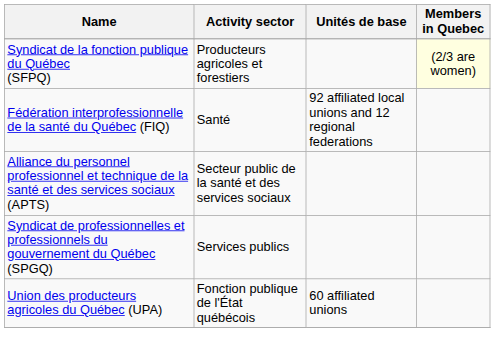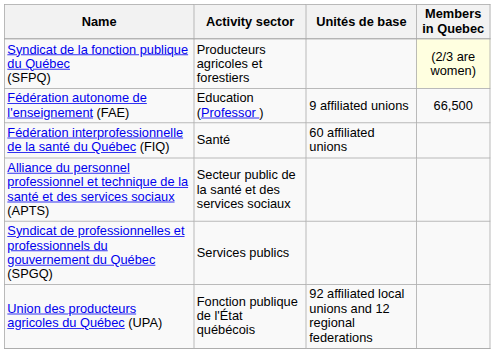+ row: (77, 105)
(357, 120) 92 affiliated local unions and 12 regional federations -> (342, 140) 60 affiliated unions
(342, 303) 60 affiliated unions -> (357, 316) 92 affiliated local unions and 12 regional federations
